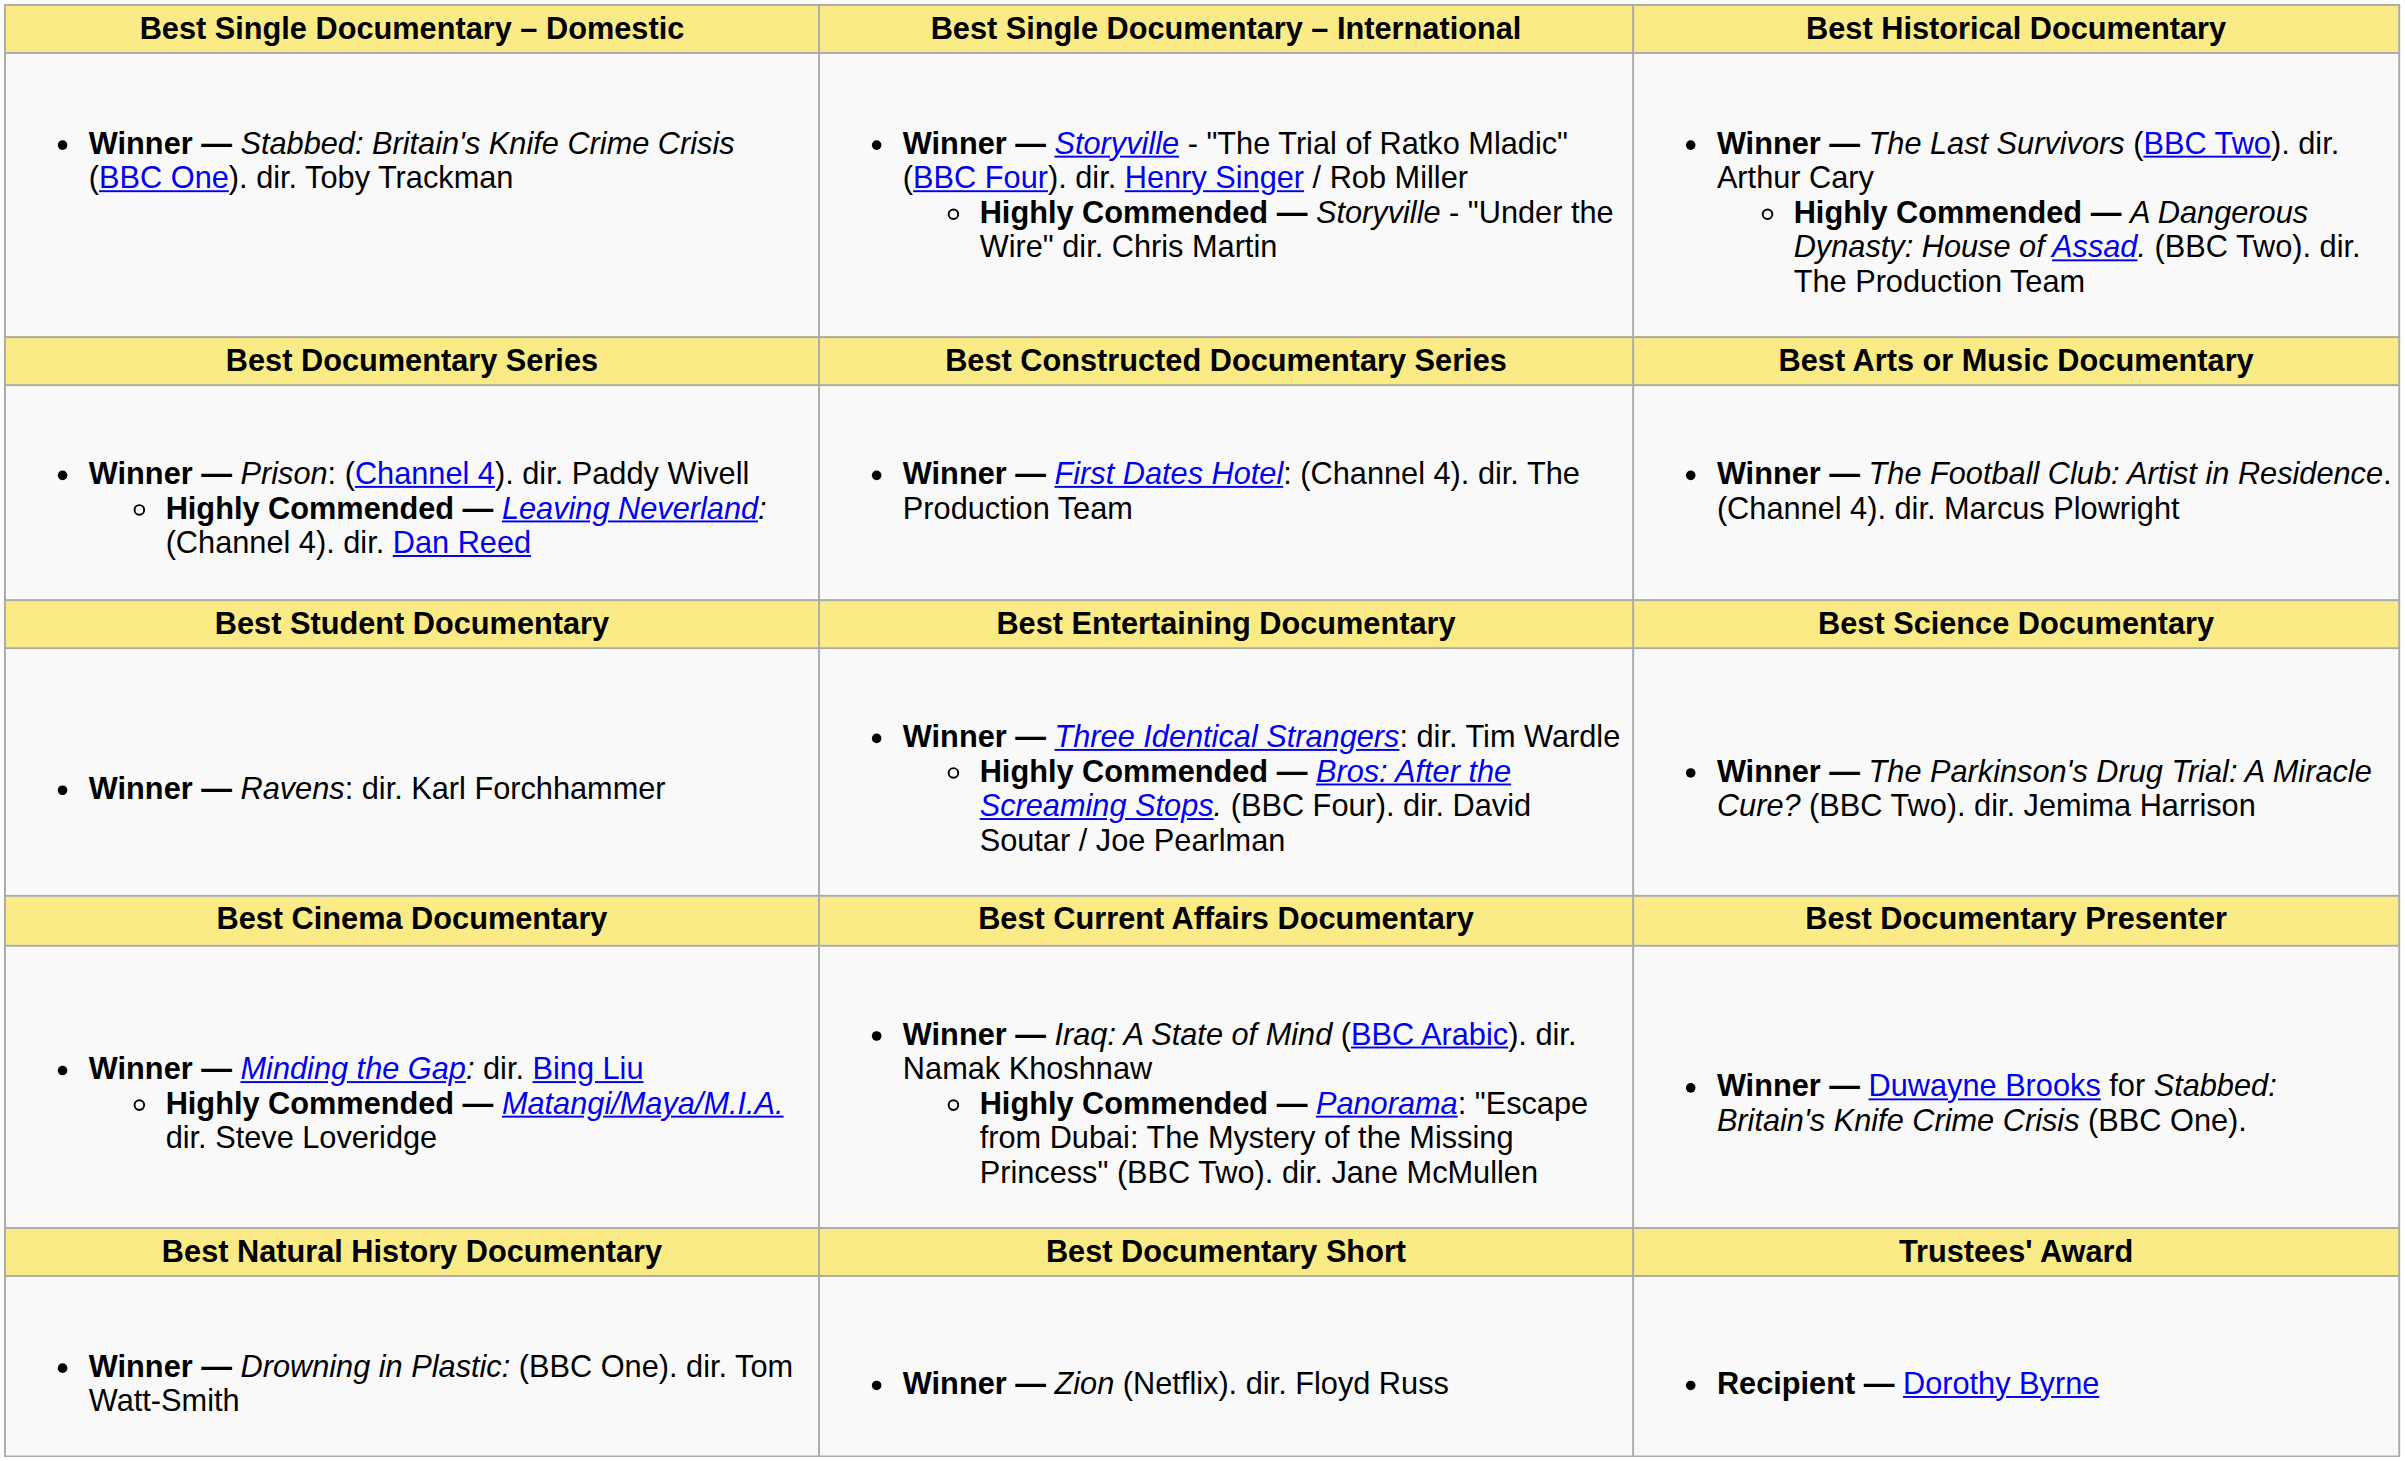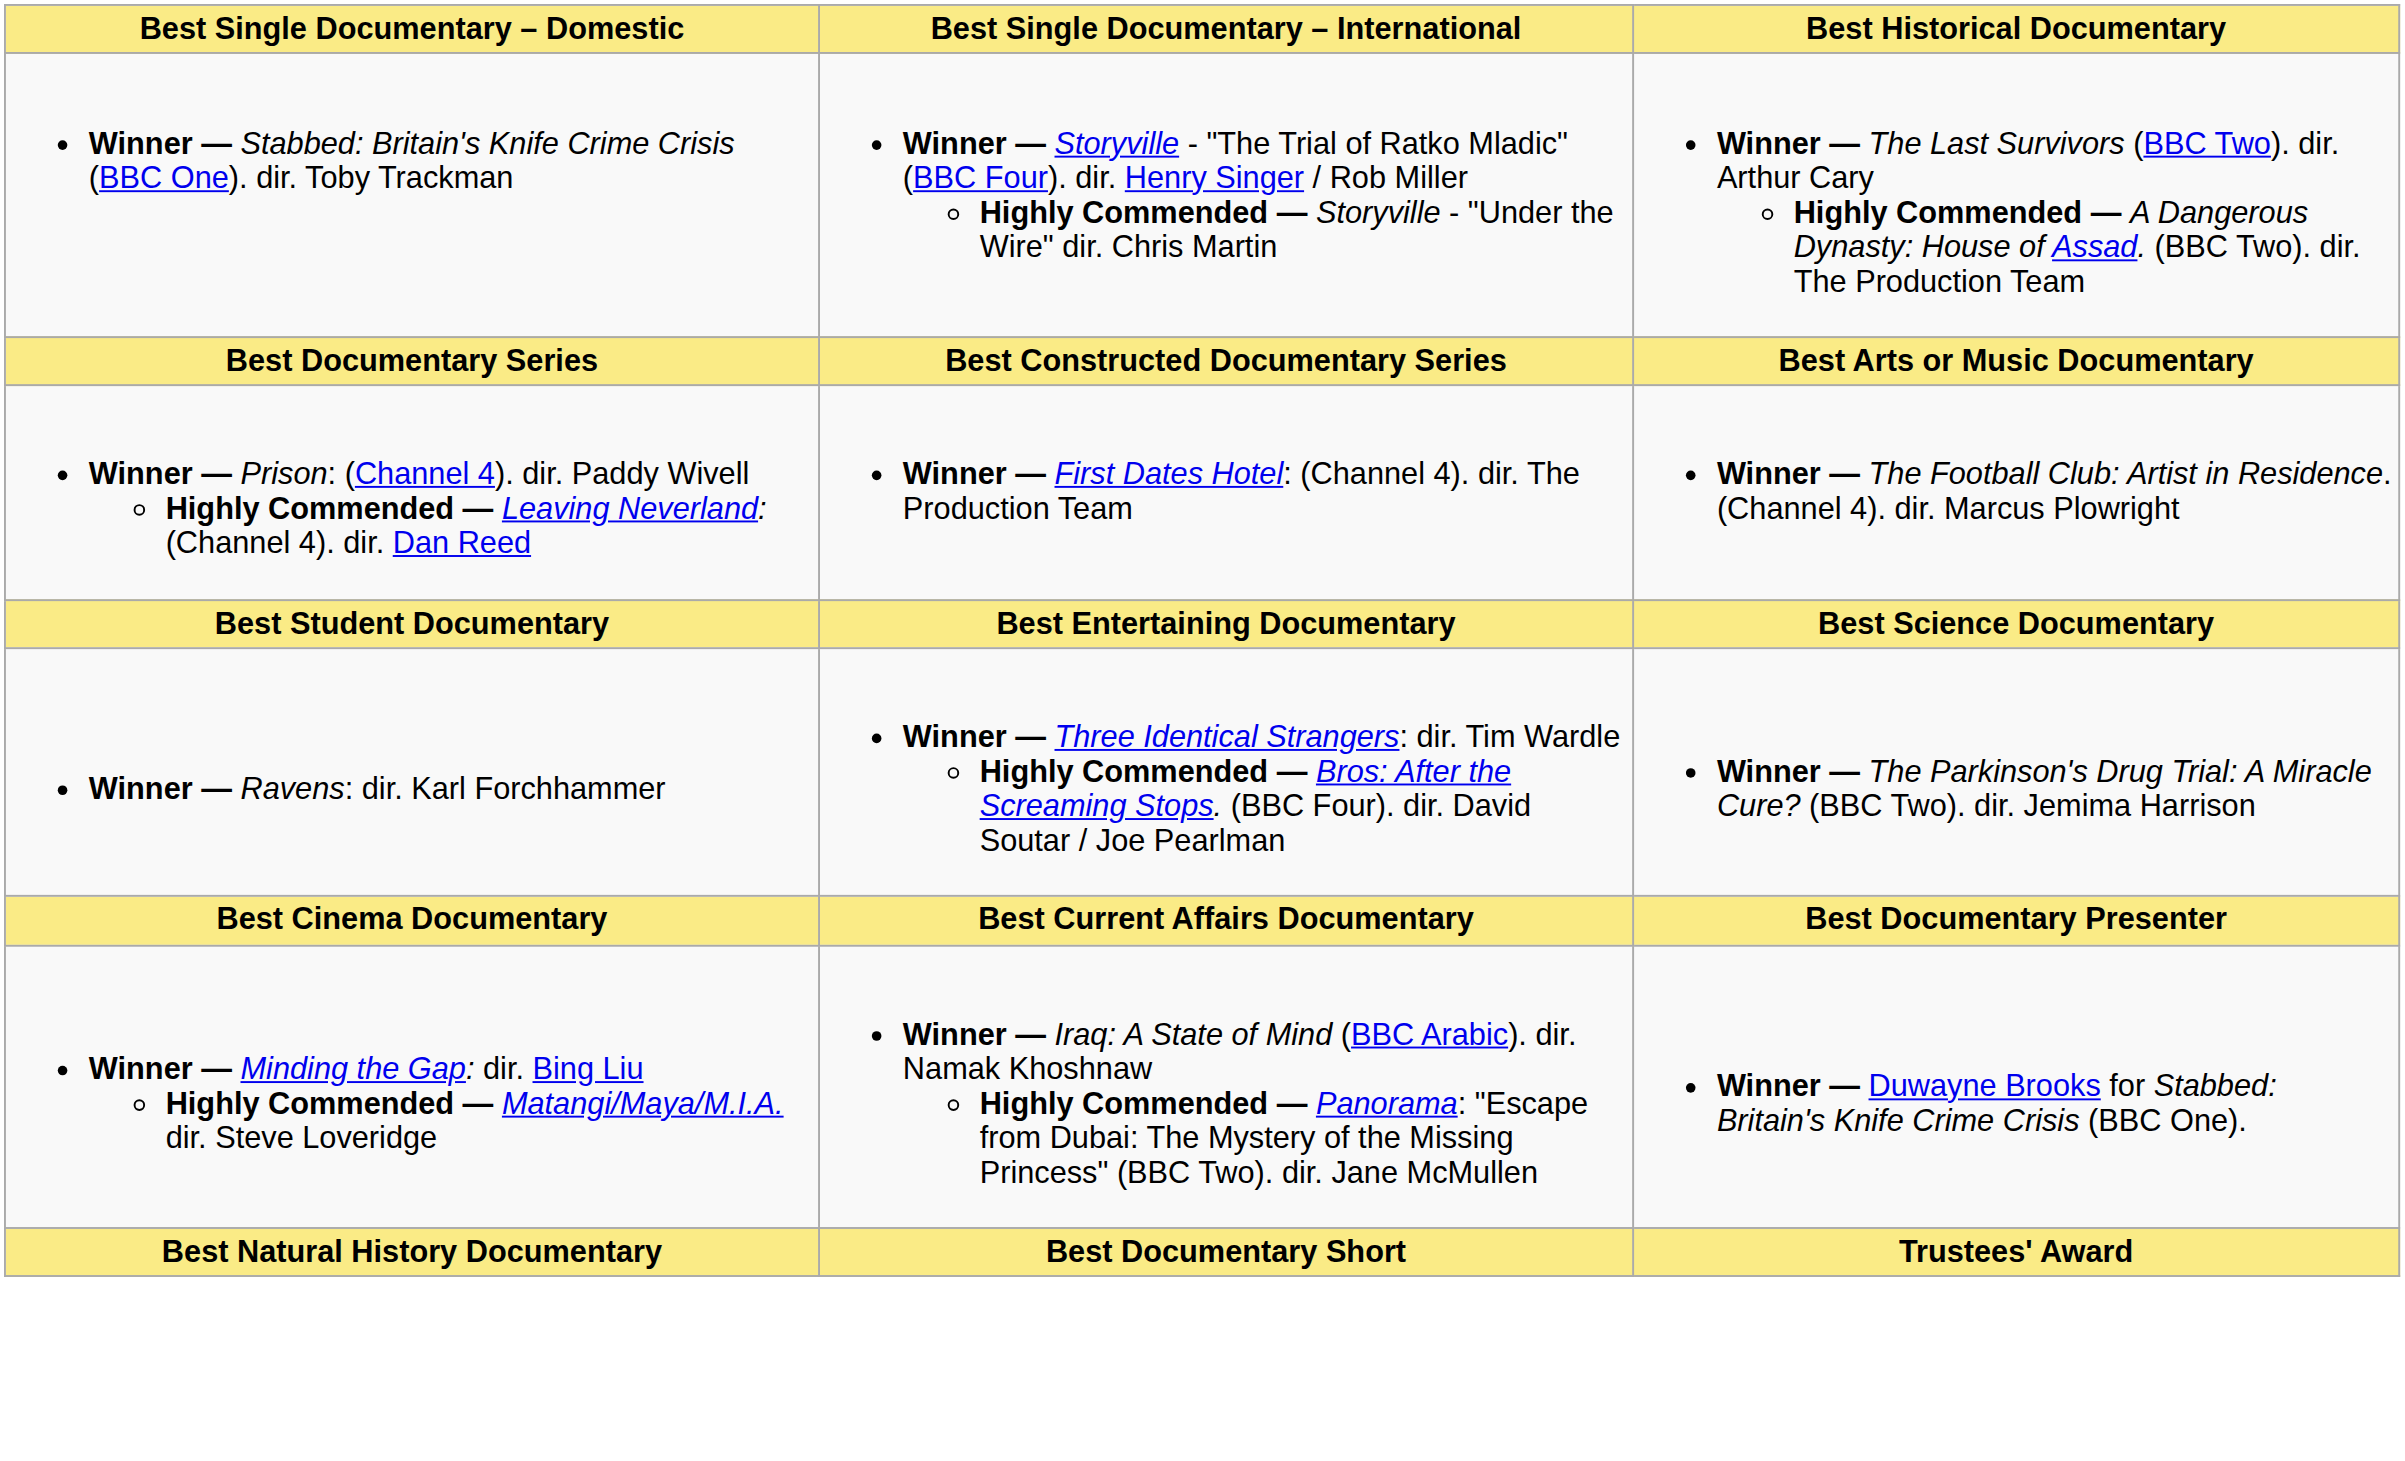- row: (412, 1384)
